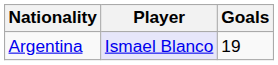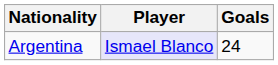(231, 45) 19 -> (231, 45) 24
